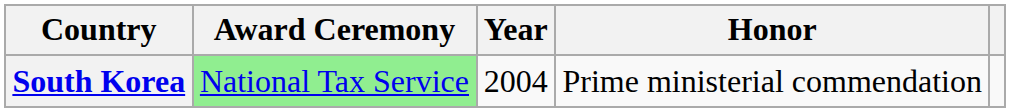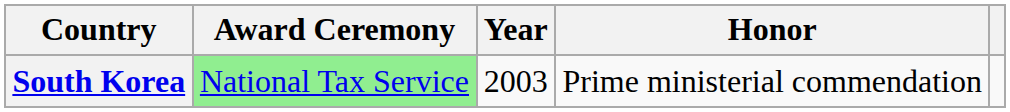(516, 80) 2004 -> (516, 80) 2003
